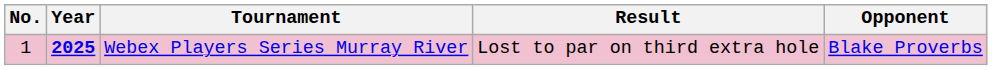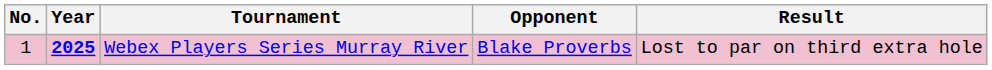columns swapped: (906, 20) <-> (648, 20)
